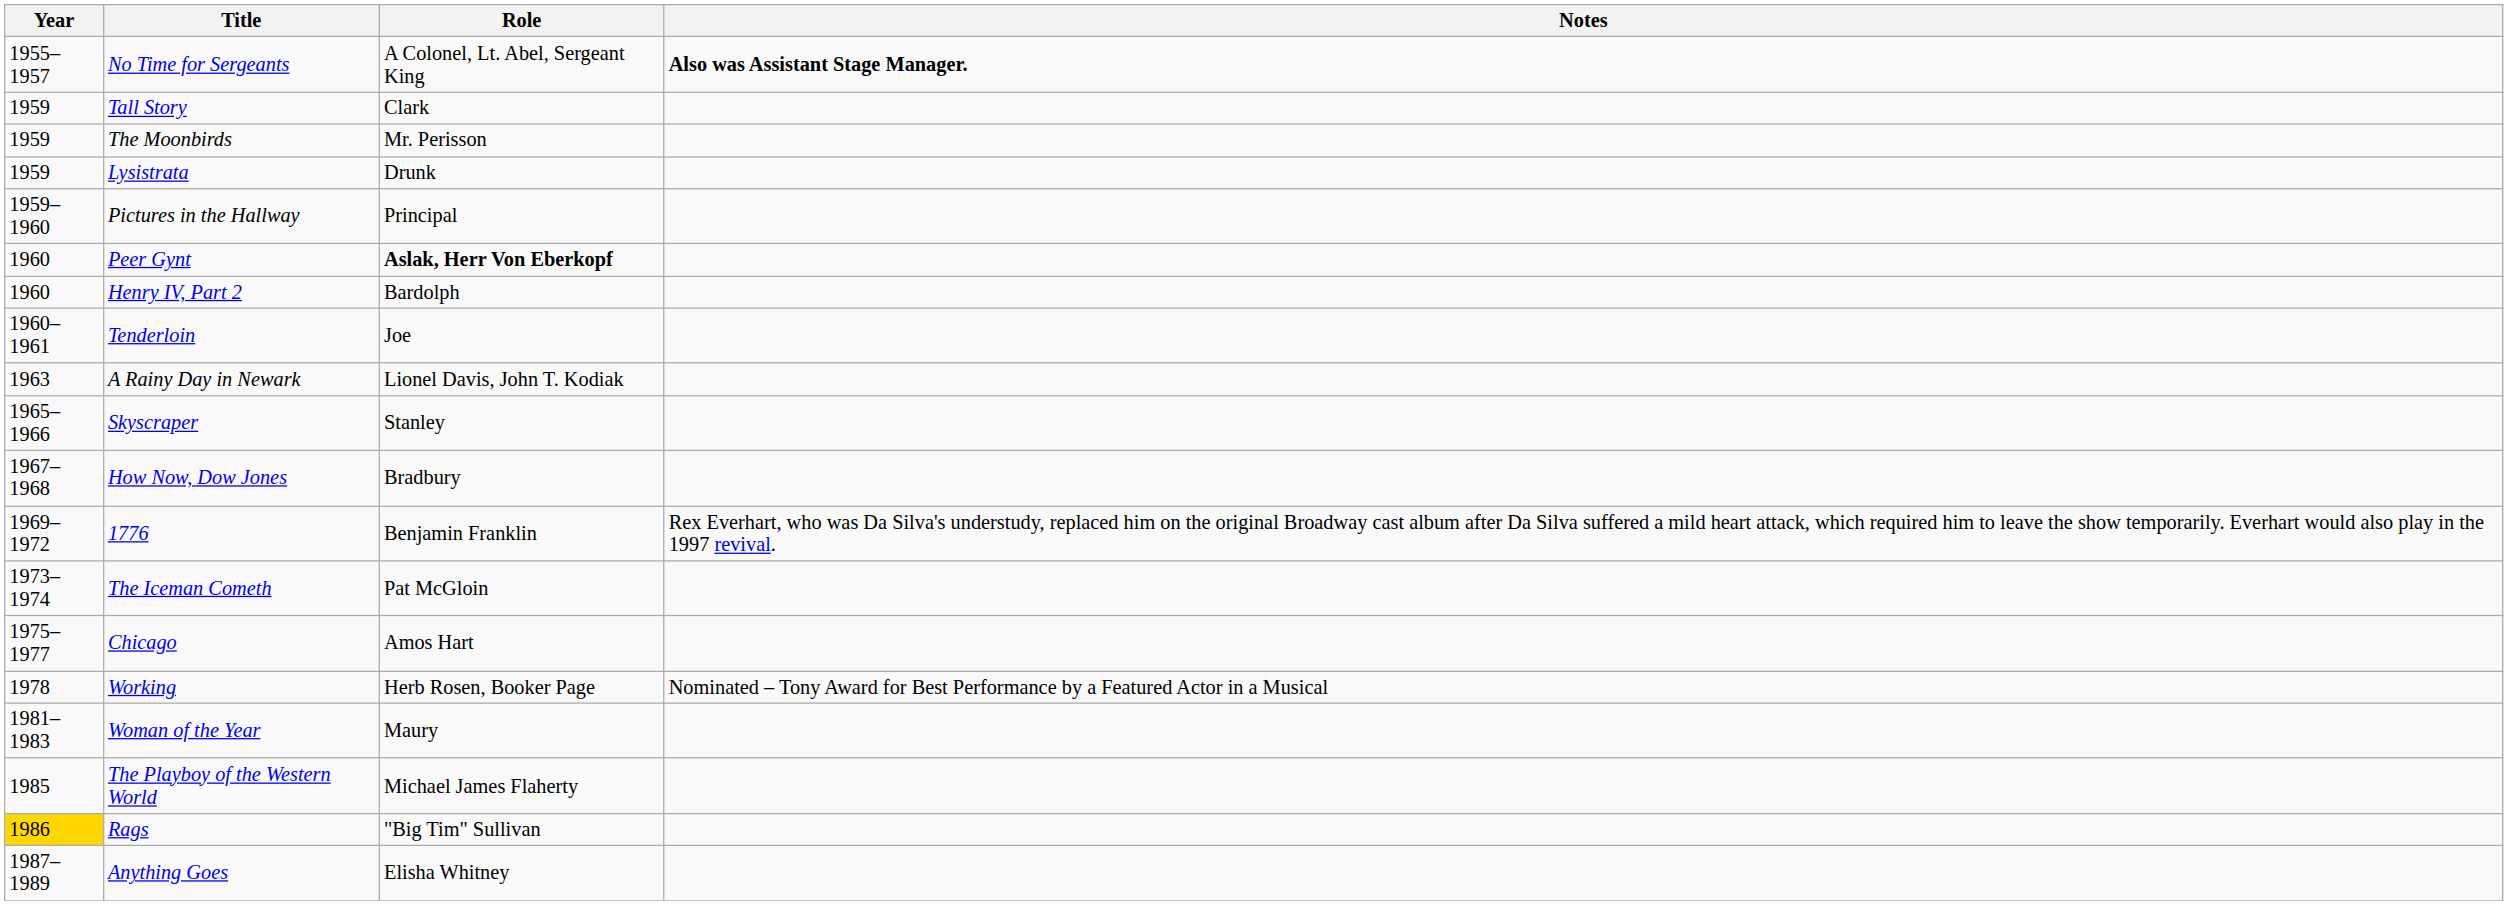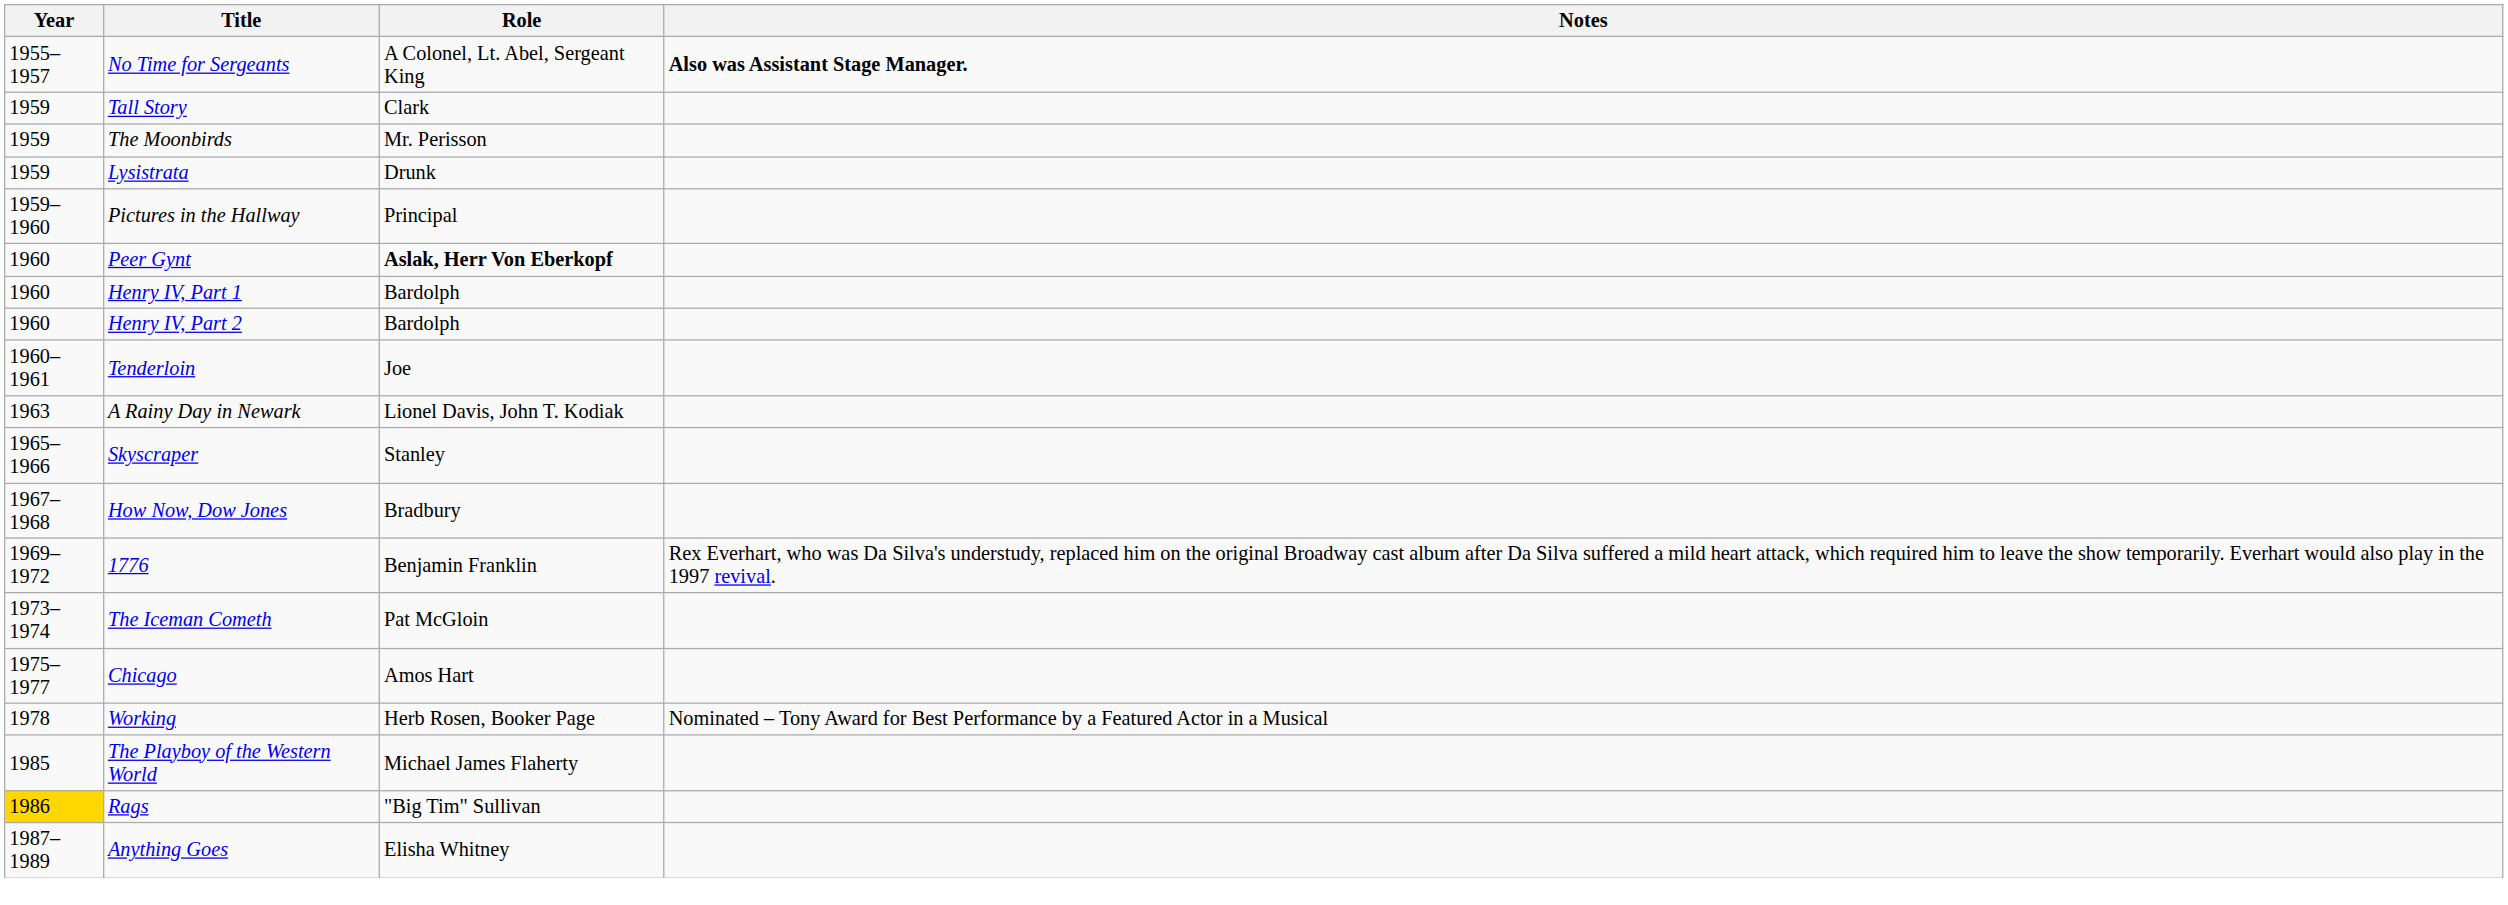+ row: (175, 291)
- row: (184, 730)
